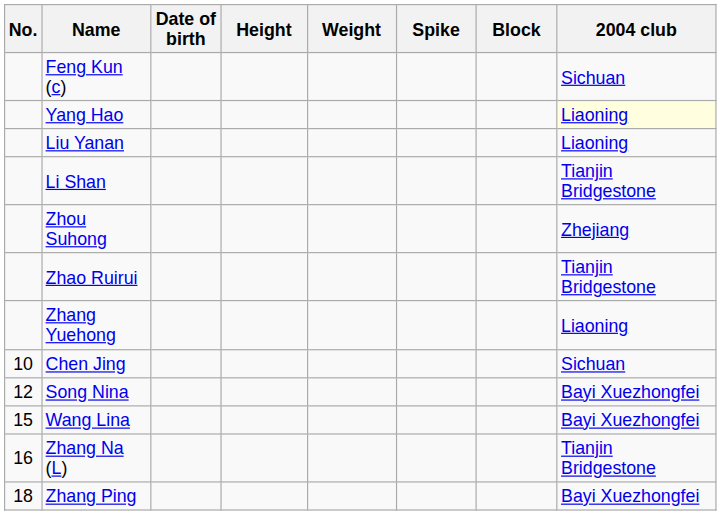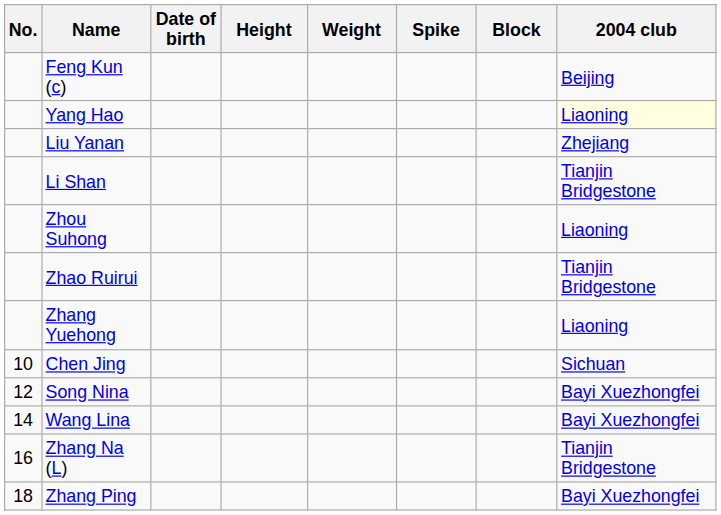(593, 77) Sichuan -> (588, 77) Beijing
(595, 143) Liaoning -> (595, 143) Zhejiang
(595, 229) Zhejiang -> (595, 229) Liaoning
(23, 420) 15 -> (23, 420) 14
